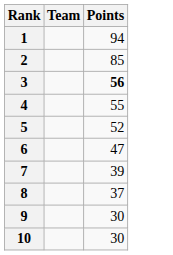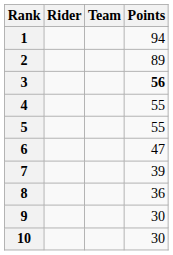+ column: (64, 15)
(117, 60) 85 -> (158, 60) 89
(117, 127) 52 -> (158, 127) 55
(117, 194) 37 -> (158, 194) 36
